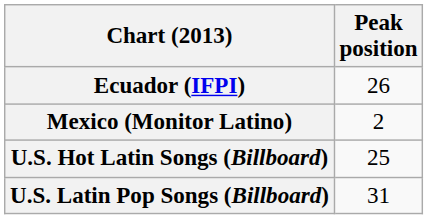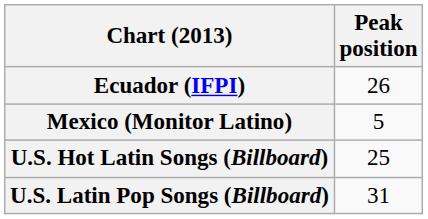(379, 121) 2 -> (379, 121) 5
